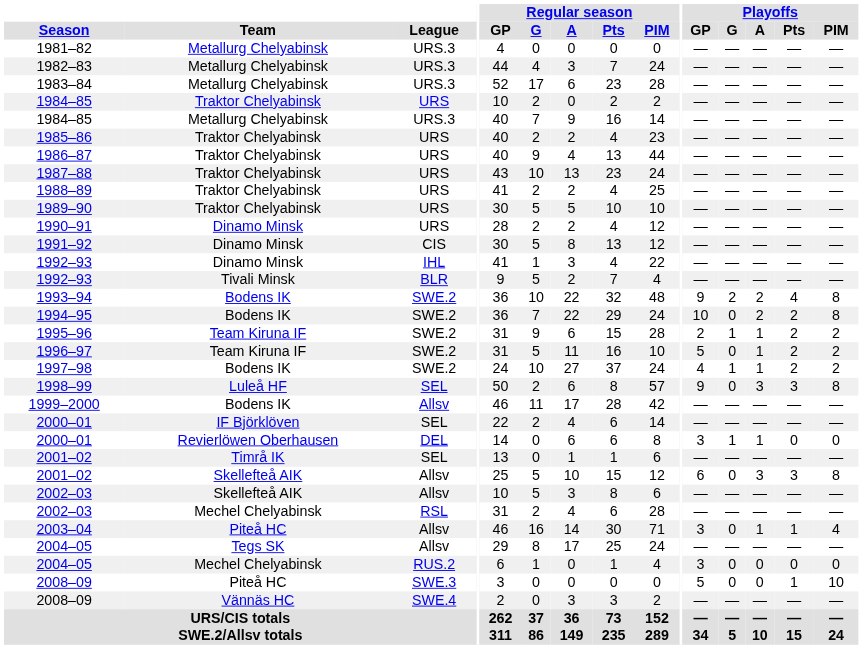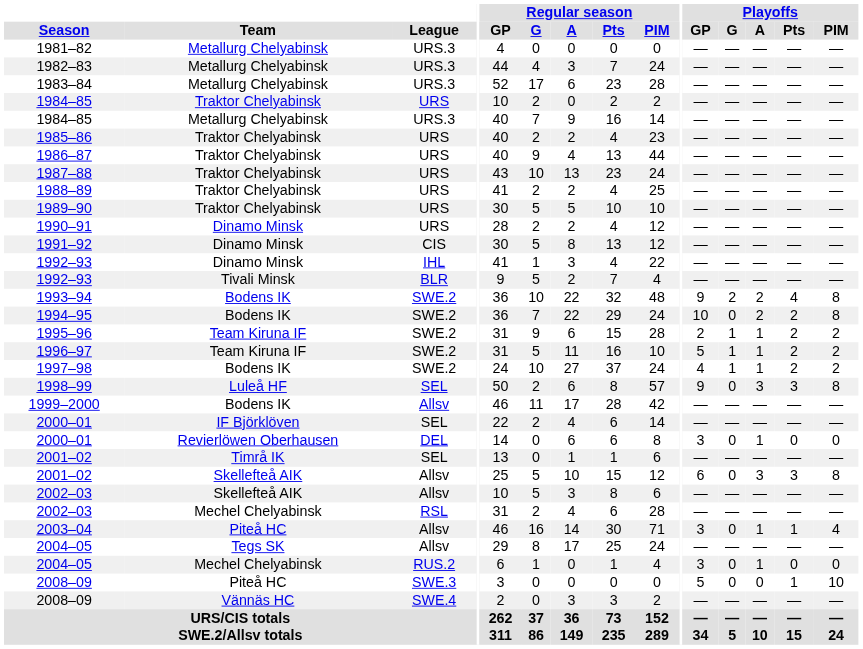(732, 351) 0 -> (732, 351) 1
(732, 440) 1 -> (732, 440) 0
(760, 564) 0 -> (760, 564) 1
